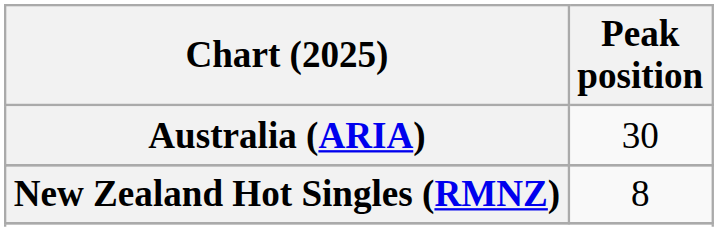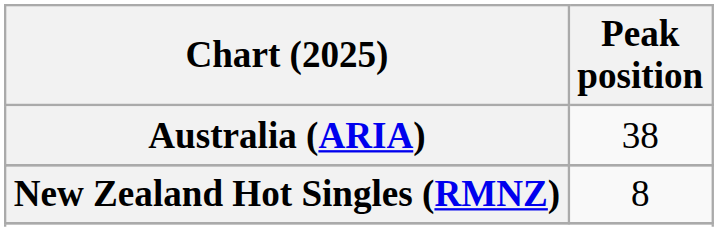(640, 134) 30 -> (640, 134) 38
